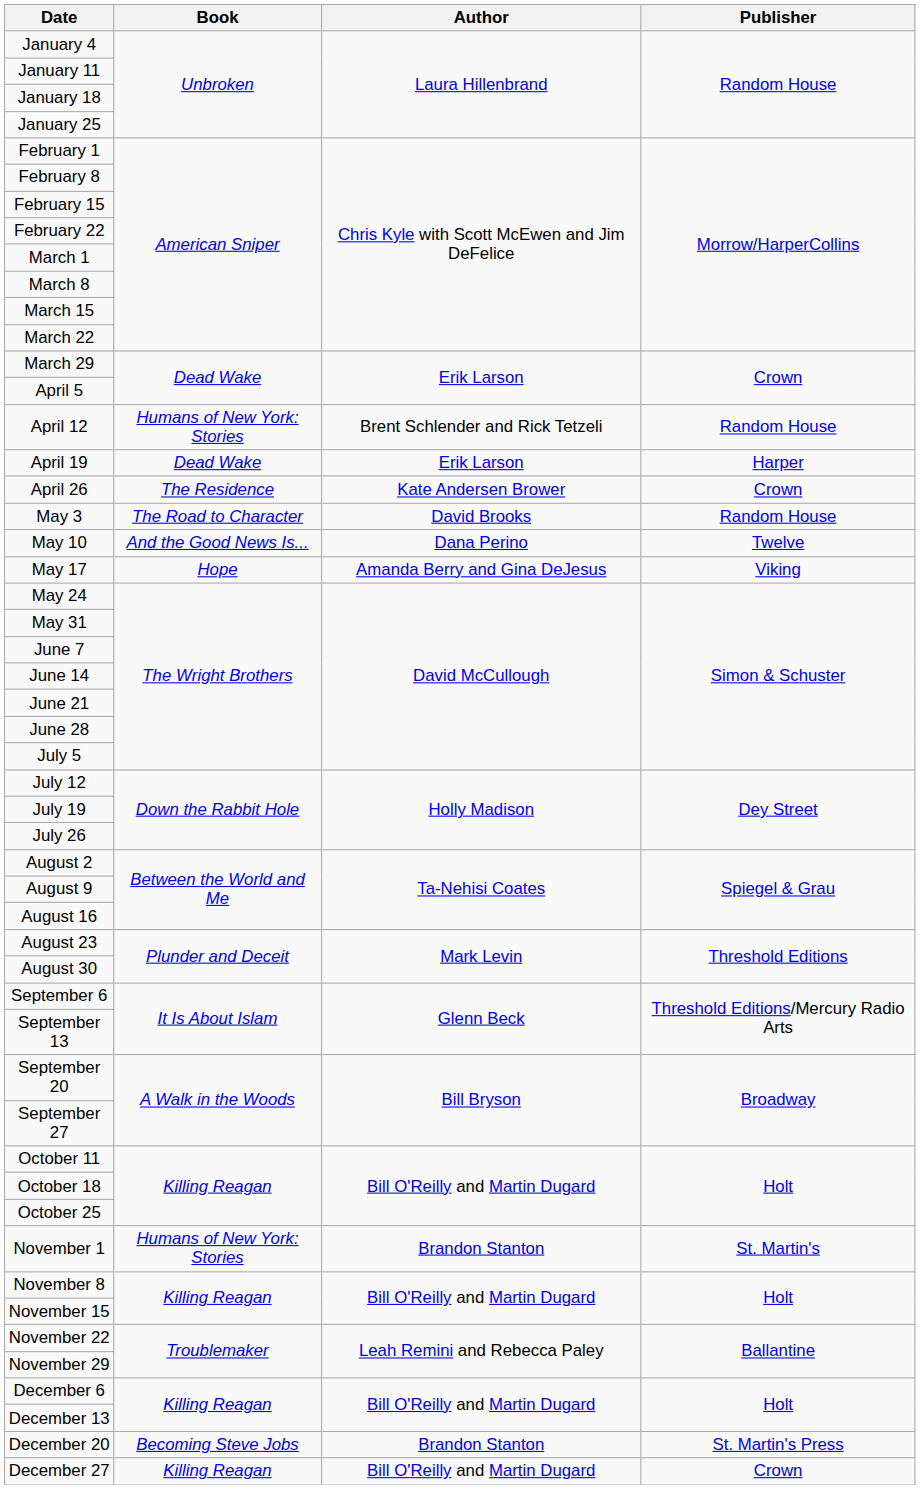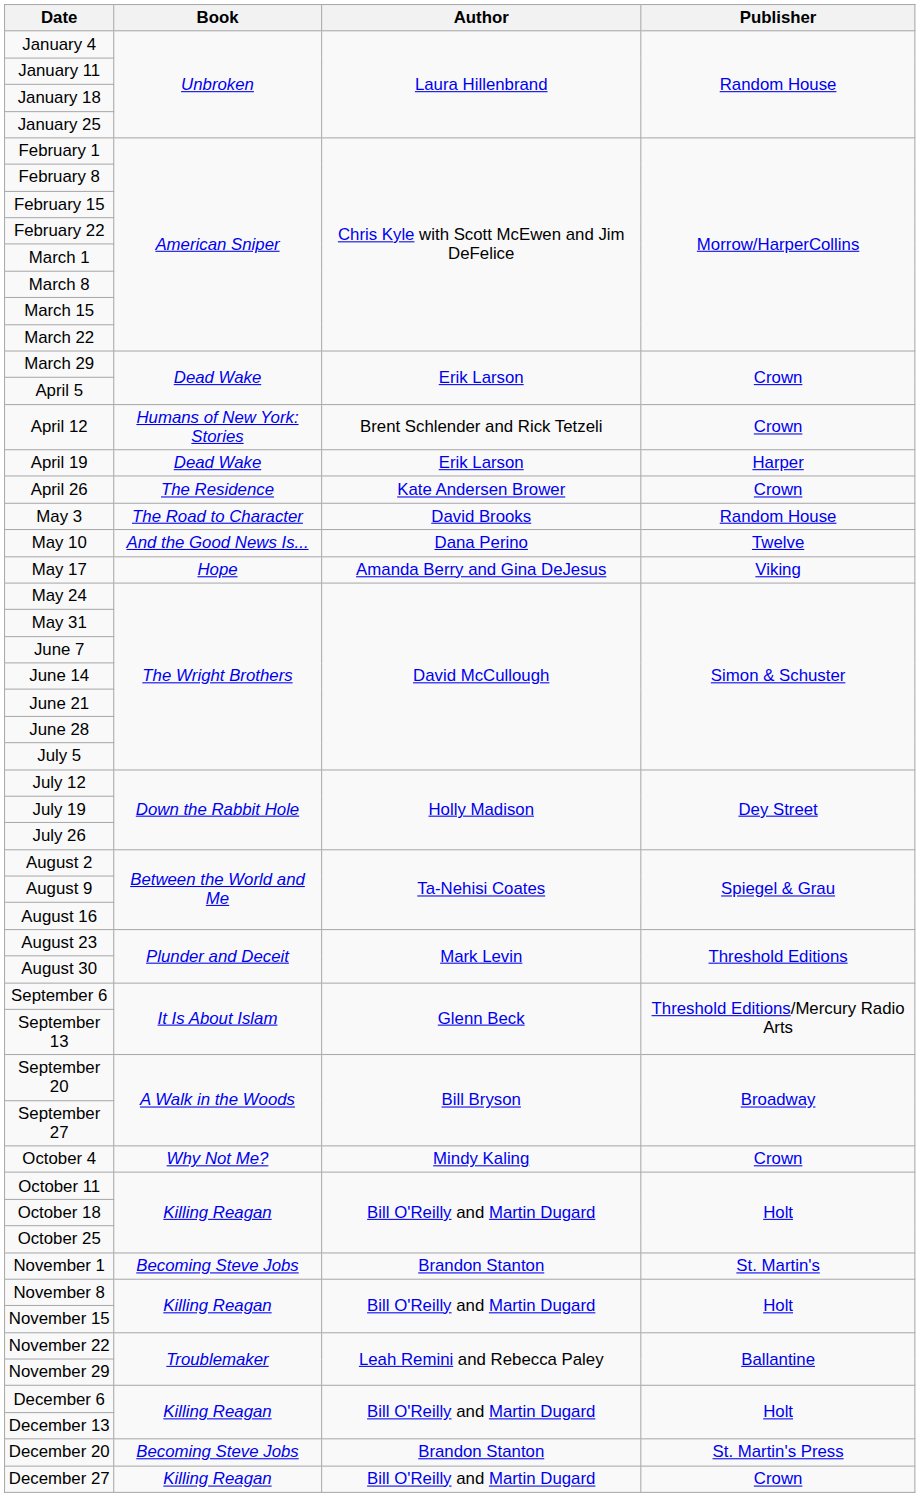(778, 426) Random House -> (778, 426) Crown
+ row: (59, 1159)
(217, 1248) Humans of New York: Stories -> (217, 1265) Becoming Steve Jobs
